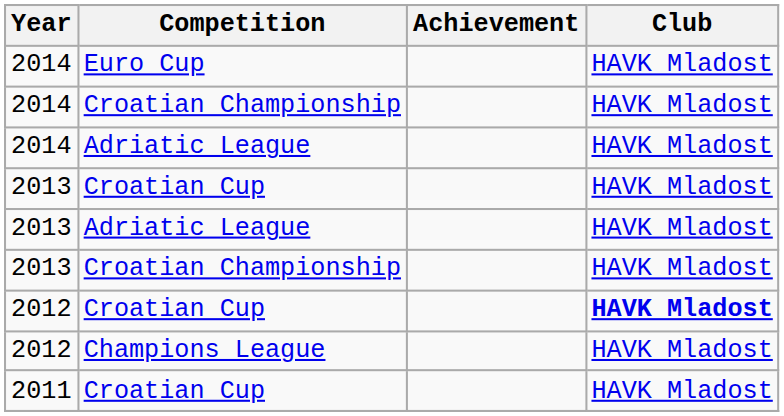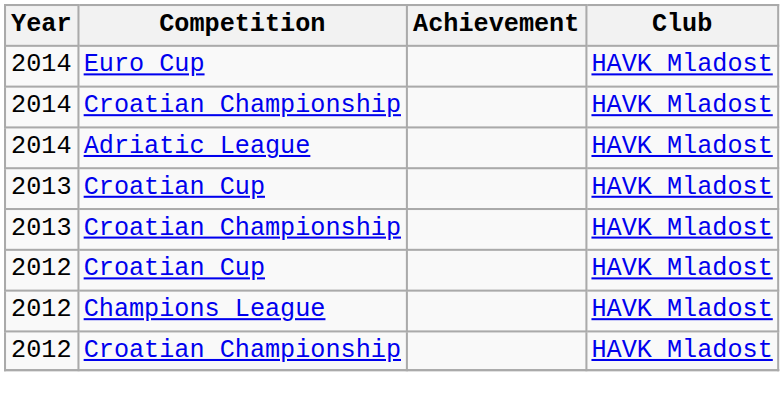- row: (41, 229)
(682, 310) bold -> (682, 270) normal
+ row: (41, 351)
- row: (41, 392)
